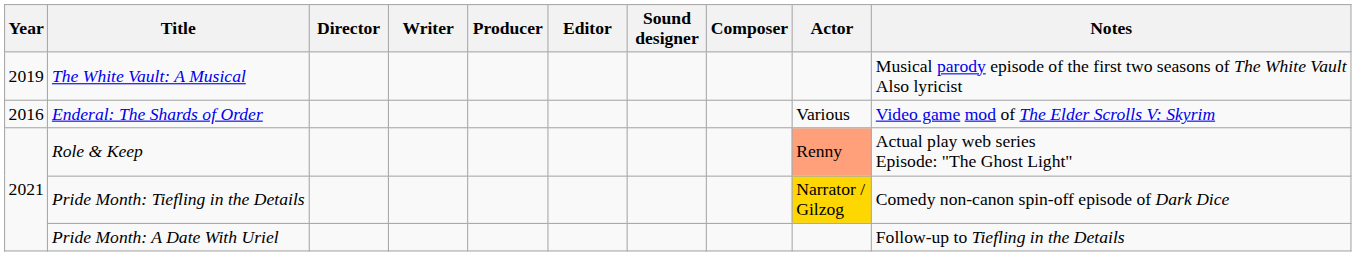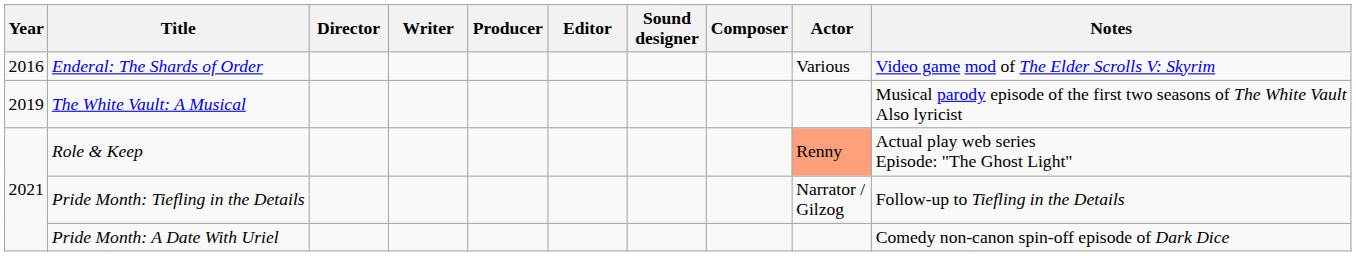rows swapped: (157, 113) <-> (149, 76)
(831, 199) gold background -> (831, 199) no background
(1053, 199) Comedy non-canon spin-off episode of Dark Dice -> (1000, 199) Follow-up to Tiefling in the Details
(1000, 237) Follow-up to Tiefling in the Details -> (1053, 237) Comedy non-canon spin-off episode of Dark Dice
